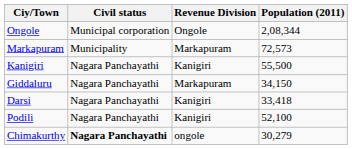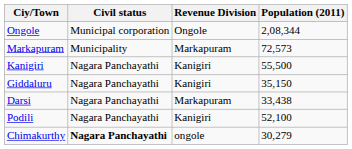(203, 83) Markapuram -> (193, 83) Kanigiri
(277, 83) 34,150 -> (277, 83) 35,150
(193, 100) Kanigiri -> (203, 100) Markapuram
(277, 100) 33,418 -> (277, 100) 33,438
